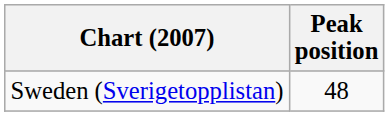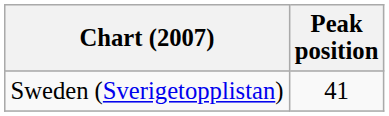(337, 90) 48 -> (337, 90) 41
